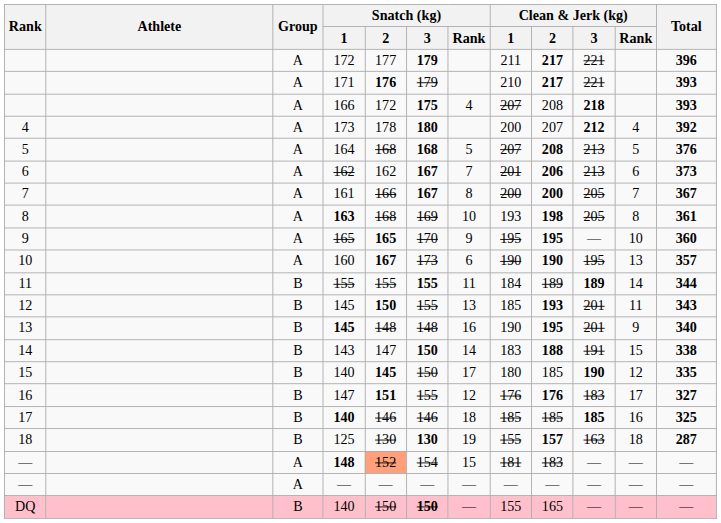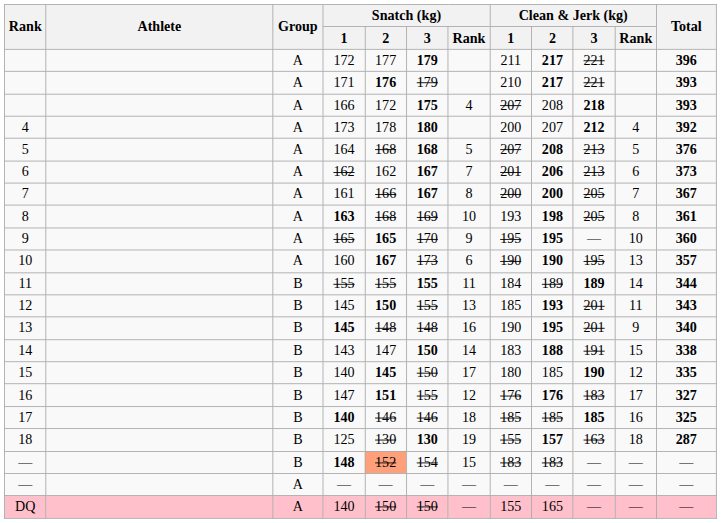(298, 462) A -> (298, 462) B
(511, 462) 181 -> (511, 462) 183
(298, 506) B -> (298, 506) A
(427, 506) bold -> (427, 506) normal
